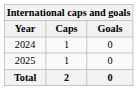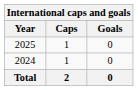rows swapped: (25, 45) <-> (25, 61)
